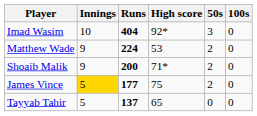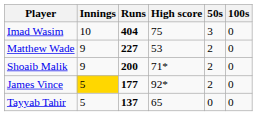(159, 31) 92* -> (157, 31) 75
(129, 48) 224 -> (129, 48) 227
(157, 84) 75 -> (159, 84) 92*
